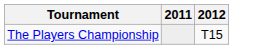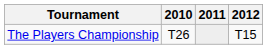+ column: (179, 15)
